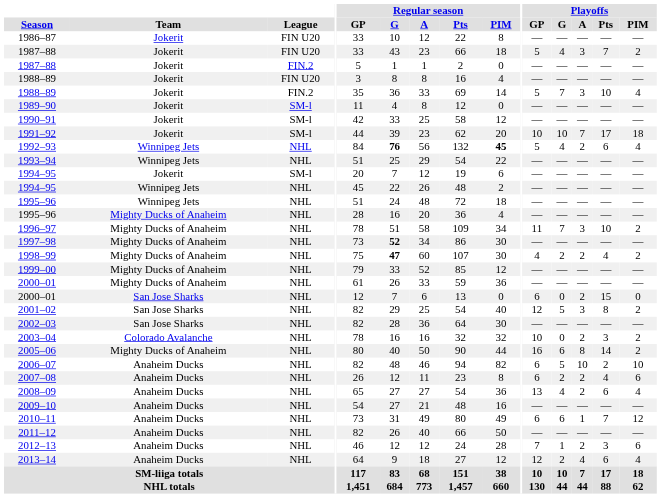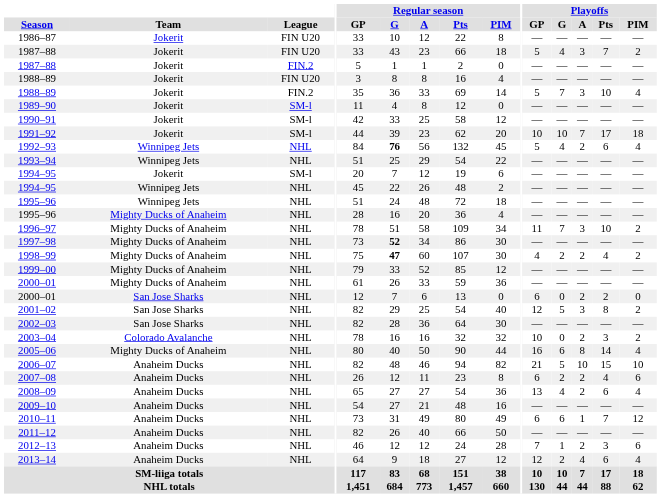(501, 146) bold -> (501, 146) normal
(606, 296) 15 -> (606, 296) 2
(638, 350) 2 -> (638, 350) 4
(537, 364) 6 -> (537, 364) 21
(606, 364) 2 -> (606, 364) 15
